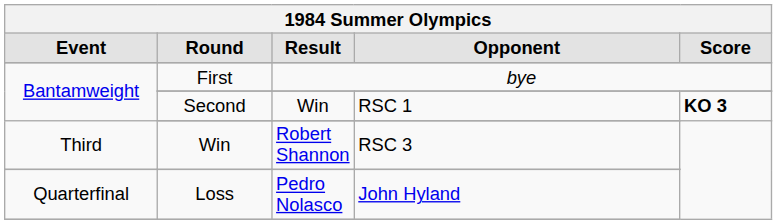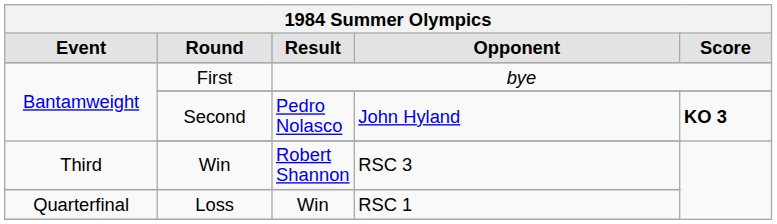(313, 106) Win -> (309, 116) Pedro Nolasco
(385, 106) RSC 1 -> (409, 116) John Hyland
(309, 194) Pedro Nolasco -> (313, 204) Win
(409, 194) John Hyland -> (385, 204) RSC 1
